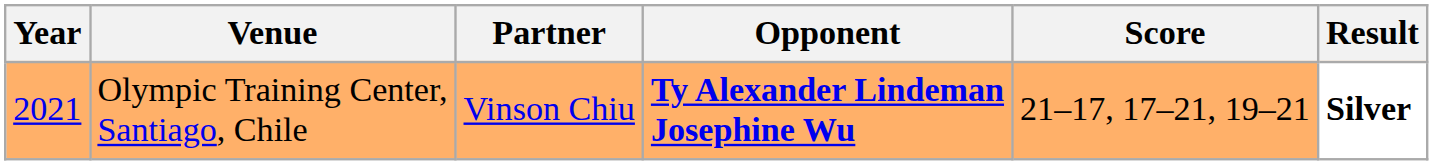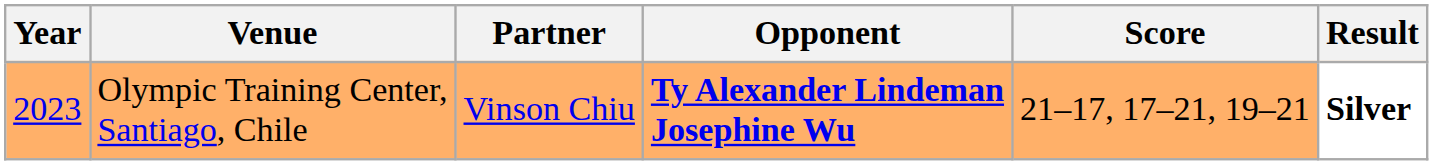(47, 109) 2021 -> (47, 109) 2023
